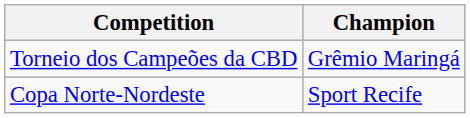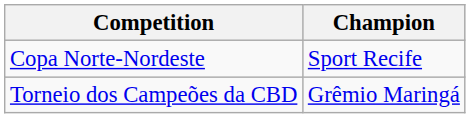rows swapped: (107, 94) <-> (154, 58)
